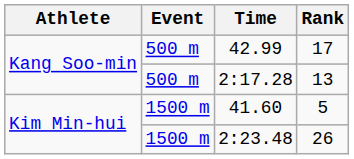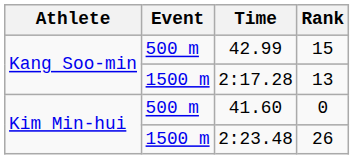(323, 49) 17 -> (323, 49) 15
(172, 79) 500 m -> (178, 79) 1500 m
(178, 109) 1500 m -> (172, 109) 500 m
(323, 109) 5 -> (323, 109) 0
